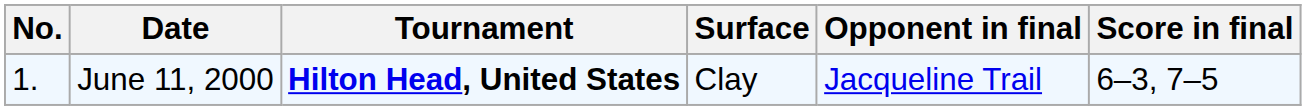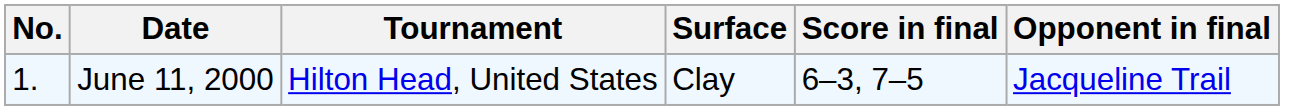columns swapped: (953, 29) <-> (1195, 29)
(484, 79) bold -> (473, 79) normal
